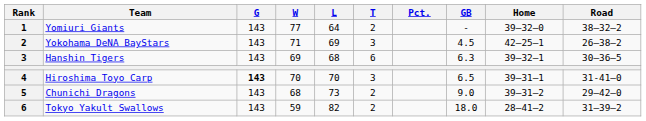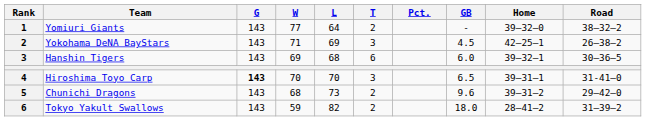(466, 58) 6.3 -> (466, 58) 6.0
(466, 93) 9.0 -> (466, 93) 9.6
